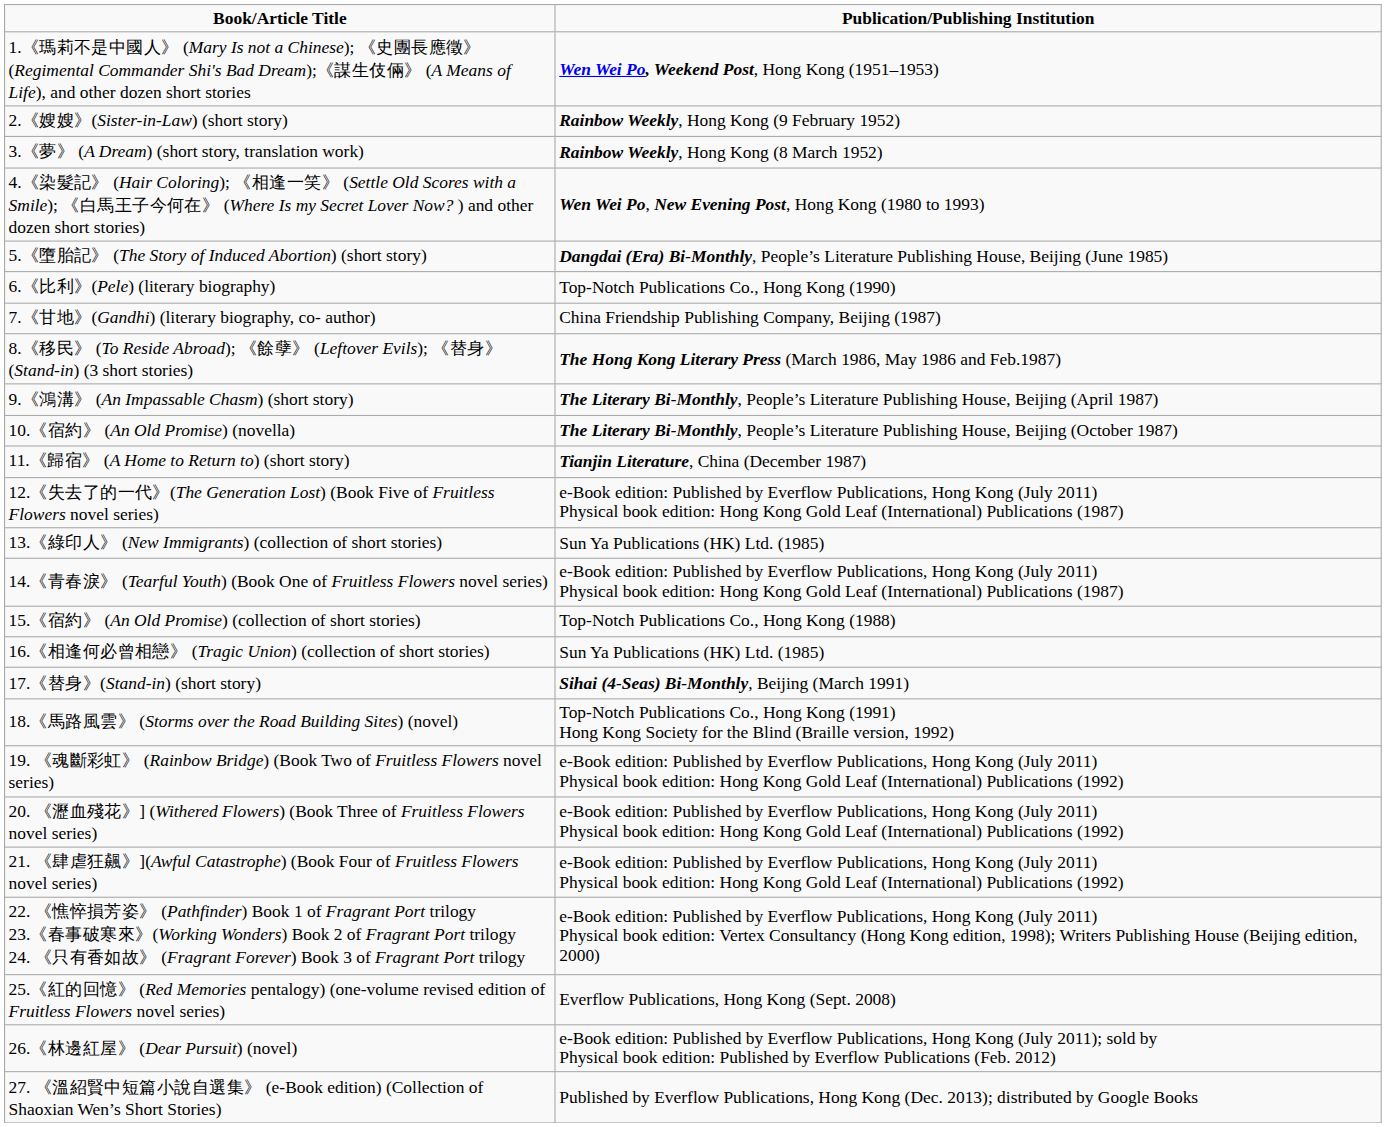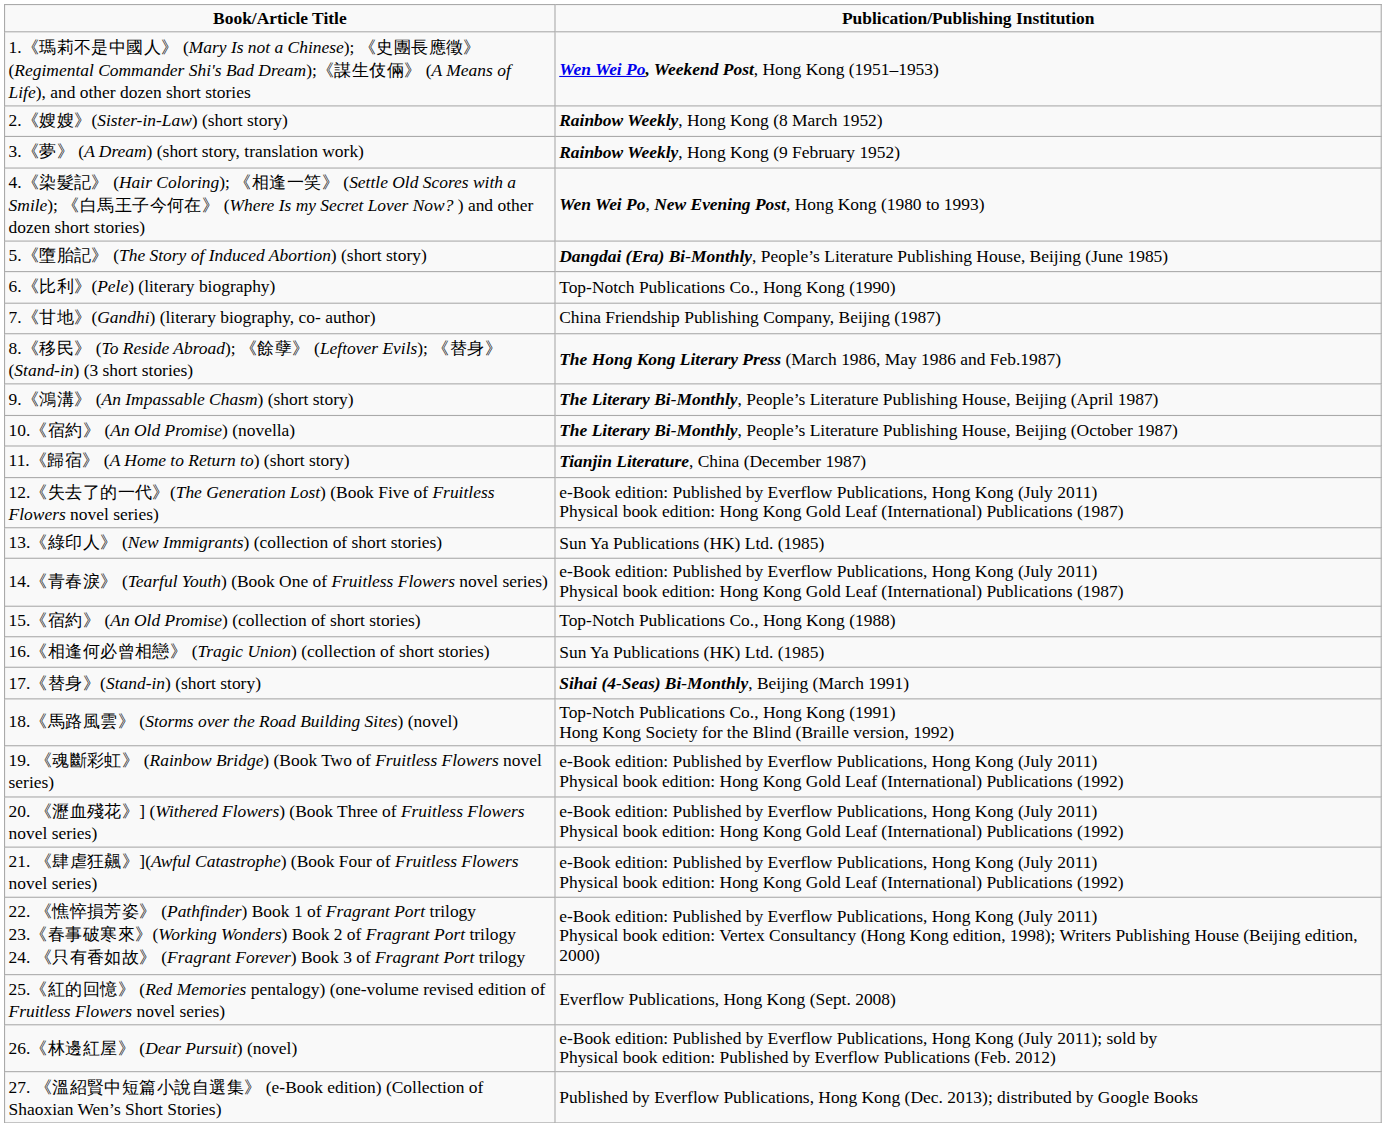(730, 121) Rainbow Weekly, Hong Kong (9 February 1952) -> (721, 121) Rainbow Weekly, Hong Kong (8 March 1952)
(721, 151) Rainbow Weekly, Hong Kong (8 March 1952) -> (730, 151) Rainbow Weekly, Hong Kong (9 February 1952)
